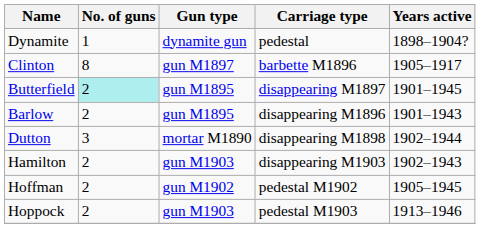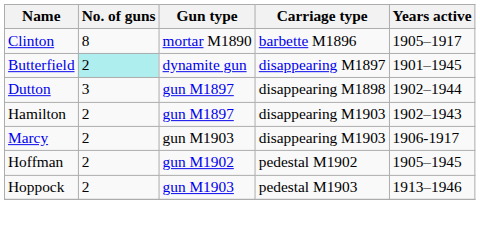- row: (38, 41)
(198, 65) gun M1897 -> (207, 41) mortar M1890
(198, 89) gun M1895 -> (205, 65) dynamite gun
- row: (31, 114)
(207, 138) mortar M1890 -> (198, 89) gun M1897
(198, 162) gun M1903 -> (198, 114) gun M1897
+ row: (28, 138)
